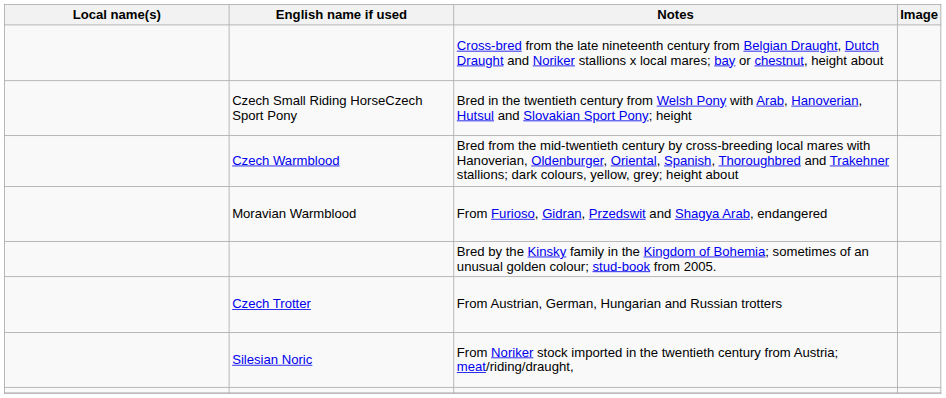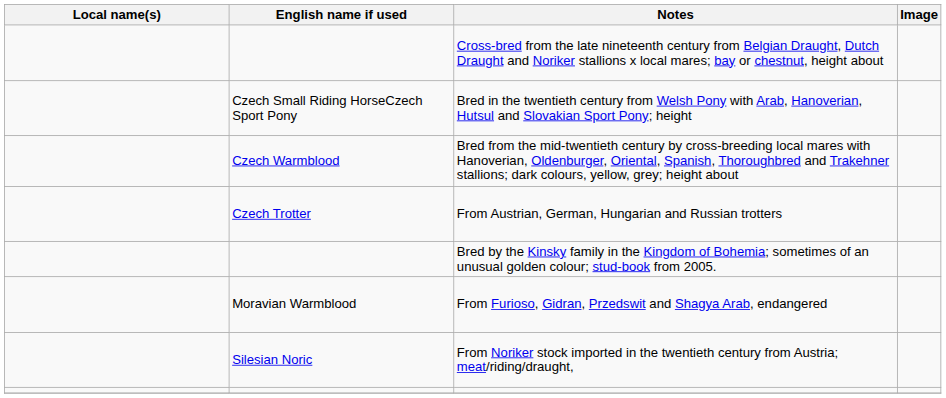rows swapped: (272, 304) <-> (294, 213)
